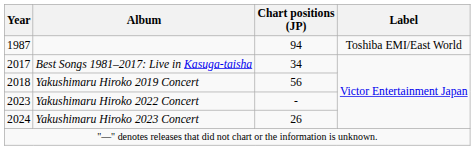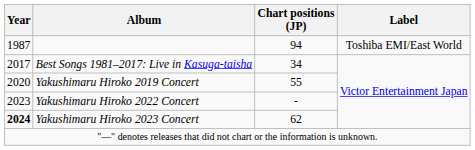(19, 82) 2018 -> (19, 82) 2020
(296, 82) 56 -> (296, 82) 55
(19, 119) normal -> (19, 119) bold
(296, 119) 26 -> (296, 119) 62
